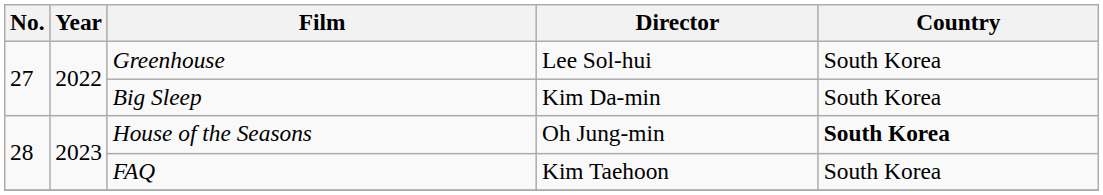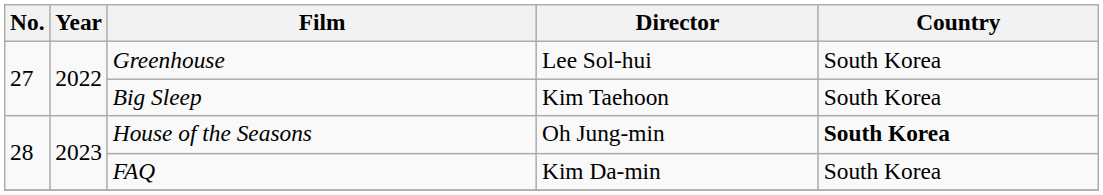(601, 97) Kim Da-min -> (606, 97) Kim Taehoon
(606, 171) Kim Taehoon -> (601, 171) Kim Da-min
